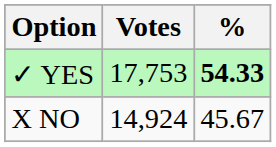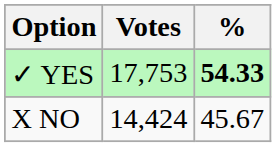(148, 118) 14,924 -> (148, 118) 14,424
